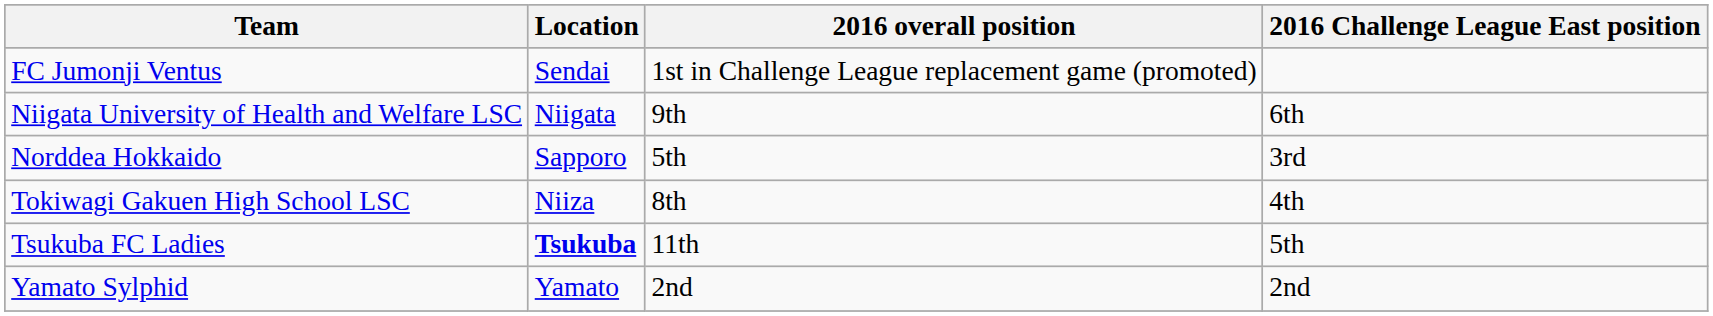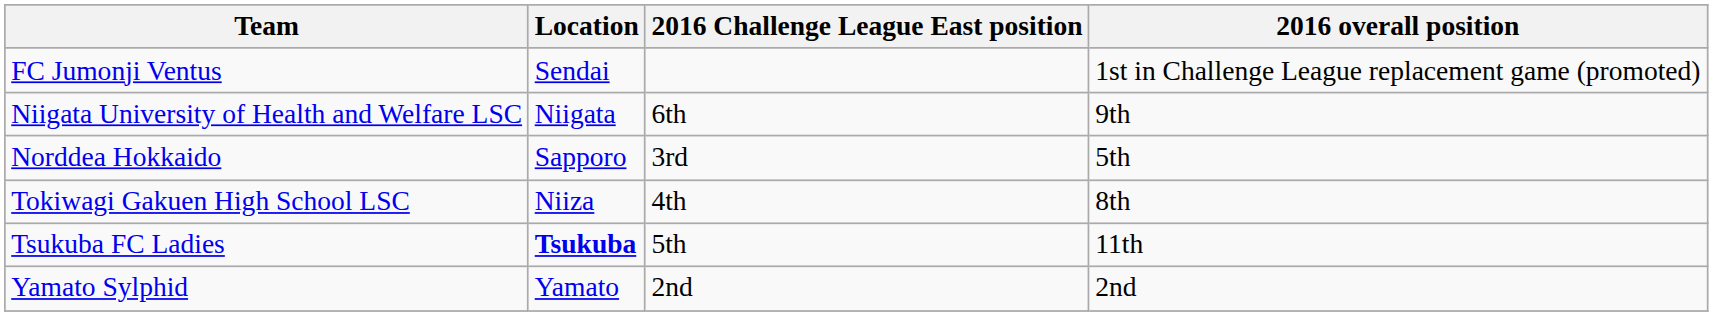columns swapped: (1485, 26) <-> (954, 26)
